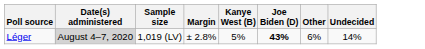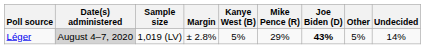+ column: (280, 17)
(314, 37) 6% -> (358, 37) 5%
